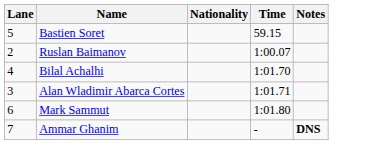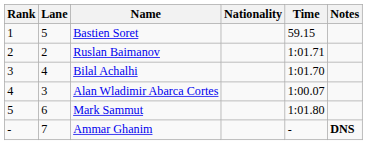+ column: (21, 14)
(272, 52) 1:00.07 -> (306, 52) 1:01.71
(272, 91) 1:01.71 -> (306, 91) 1:00.07
